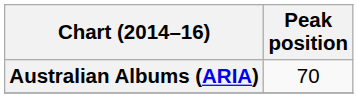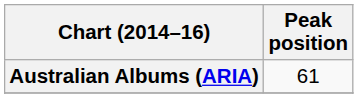(308, 76) 70 -> (308, 76) 61
